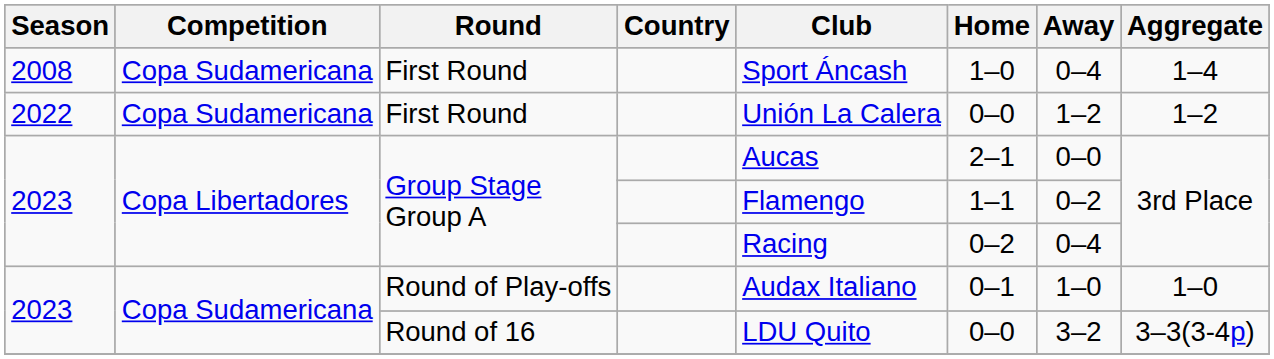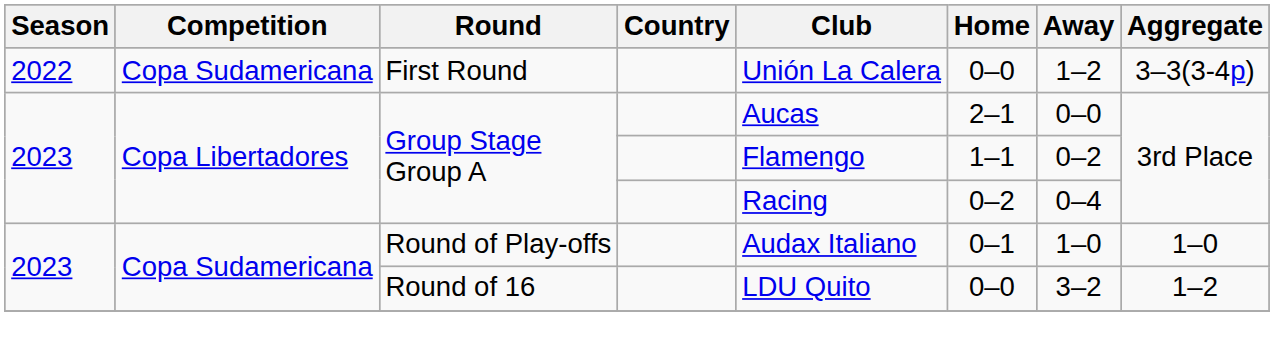- row: (42, 69)
(1195, 113) 1–2 -> (1195, 69) 3–3(3-4p)
(1195, 331) 3–3(3-4p) -> (1195, 288) 1–2
